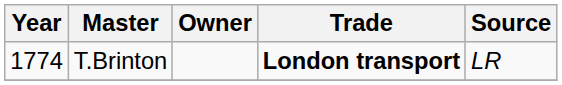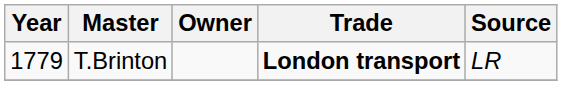(37, 60) 1774 -> (37, 60) 1779
